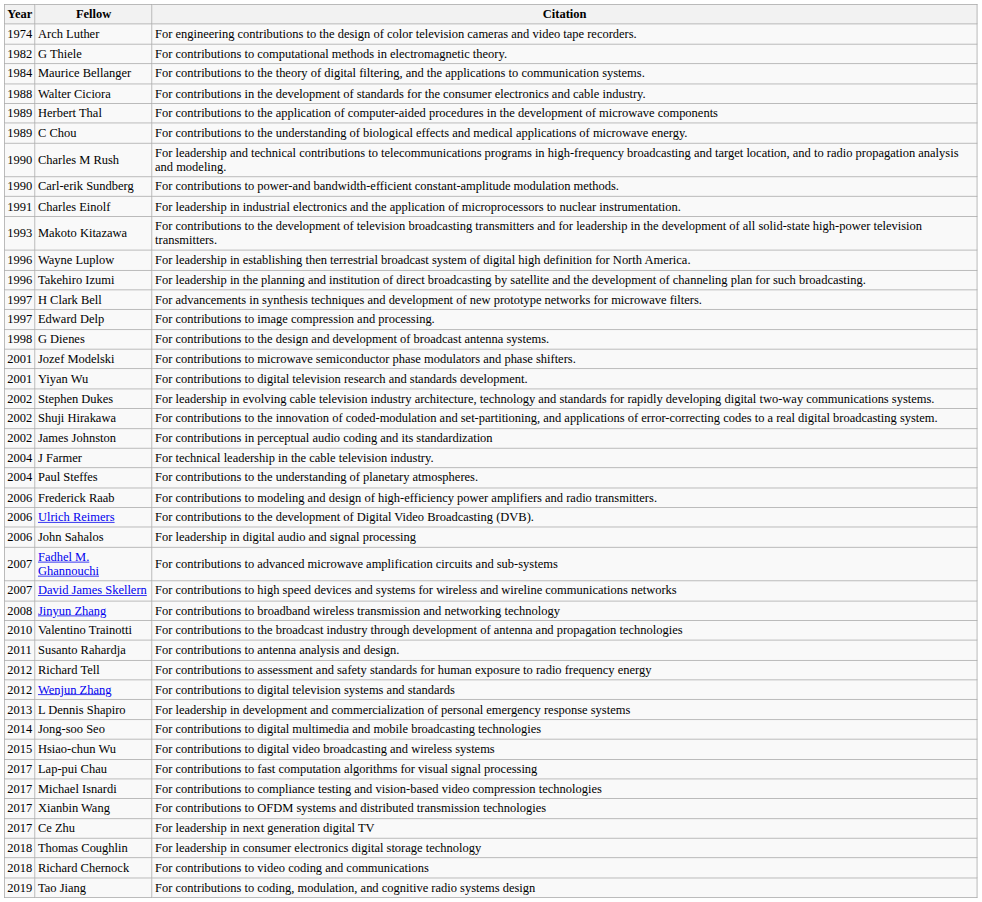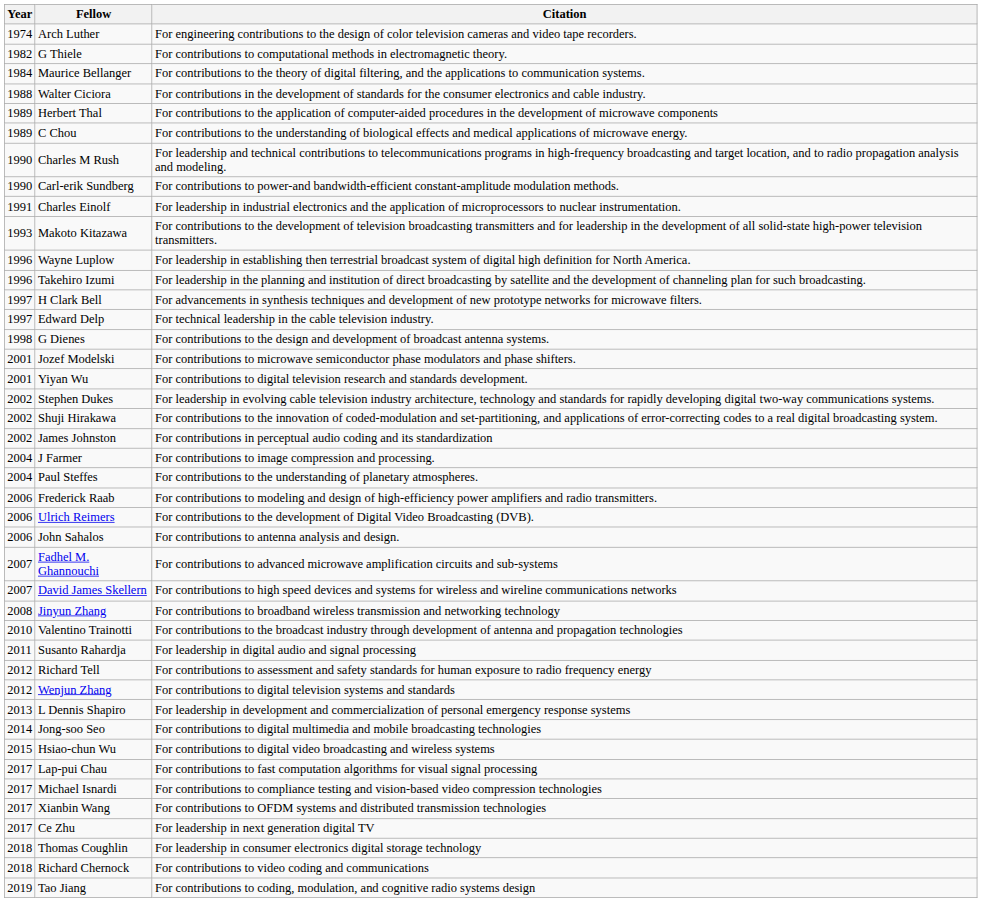(295, 319) For contributions to image compression and processing. -> (294, 319) For technical leadership in the cable television industry.
(294, 458) For technical leadership in the cable television industry. -> (295, 458) For contributions to image compression and processing.
(286, 537) For leadership in digital audio and signal processing -> (277, 537) For contributions to antenna analysis and design.
(277, 650) For contributions to antenna analysis and design. -> (286, 650) For leadership in digital audio and signal processing
